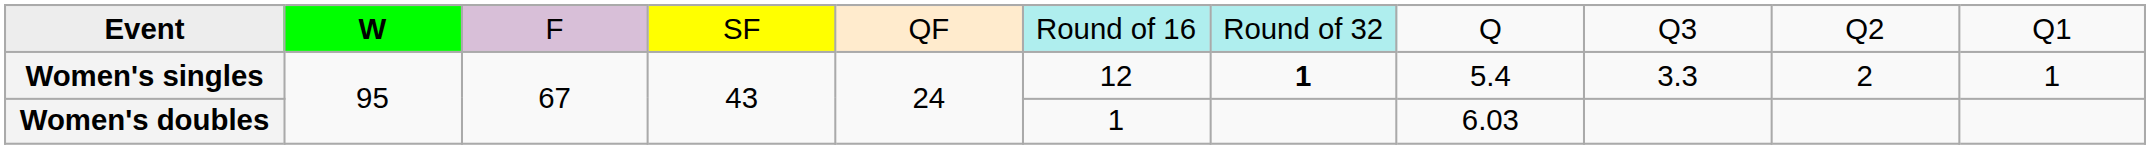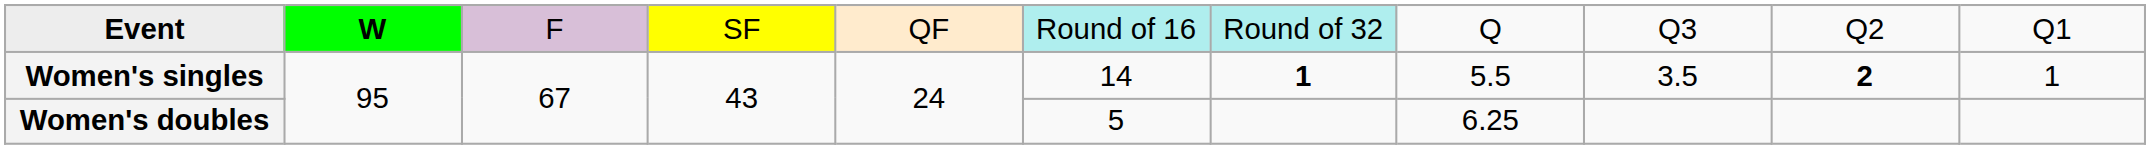(1116, 75) 12 -> (1116, 75) 14
(1490, 75) 5.4 -> (1490, 75) 5.5
(1678, 75) 3.3 -> (1678, 75) 3.5
(1865, 75) normal -> (1865, 75) bold
(1116, 121) 1 -> (1116, 121) 5
(1490, 121) 6.03 -> (1490, 121) 6.25
